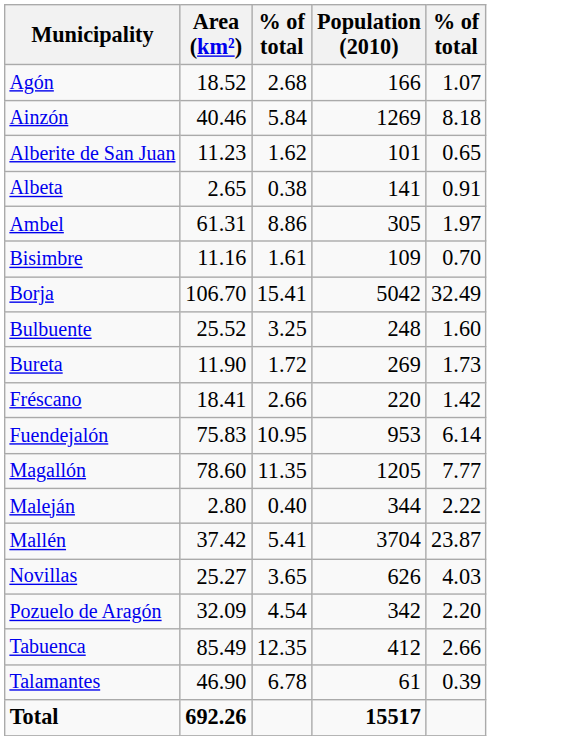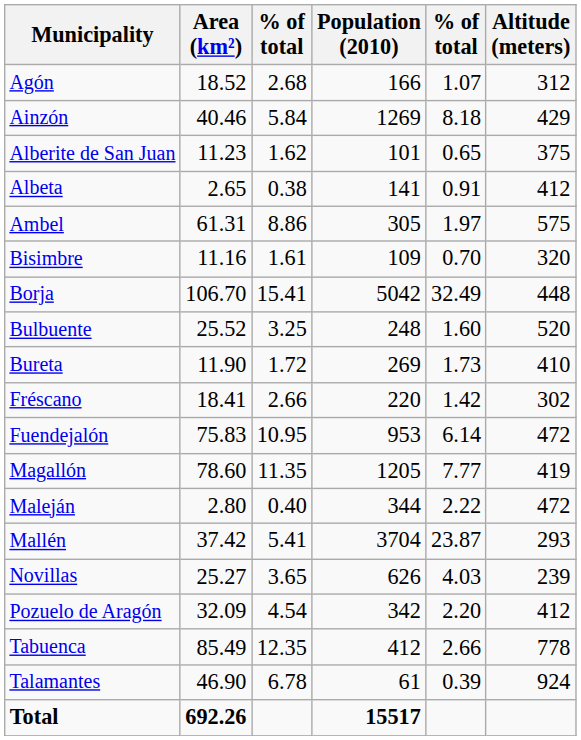+ column: (531, 34)
